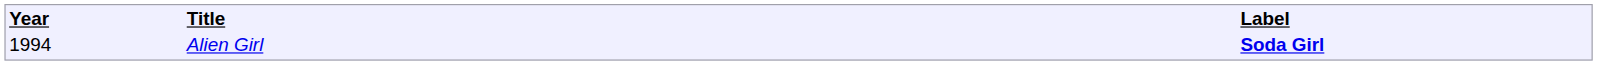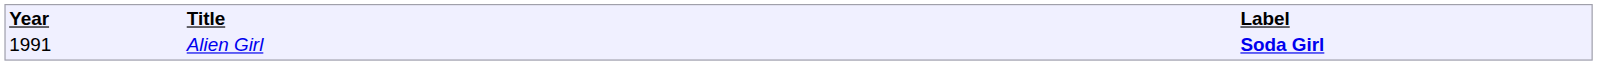(30, 45) 1994 -> (30, 45) 1991
